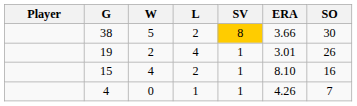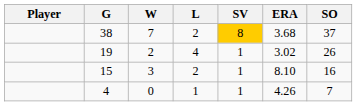(151, 33) 5 -> (151, 33) 7
(285, 33) 3.66 -> (285, 33) 3.68
(330, 33) 30 -> (330, 33) 37
(285, 52) 3.01 -> (285, 52) 3.02
(151, 71) 4 -> (151, 71) 3
